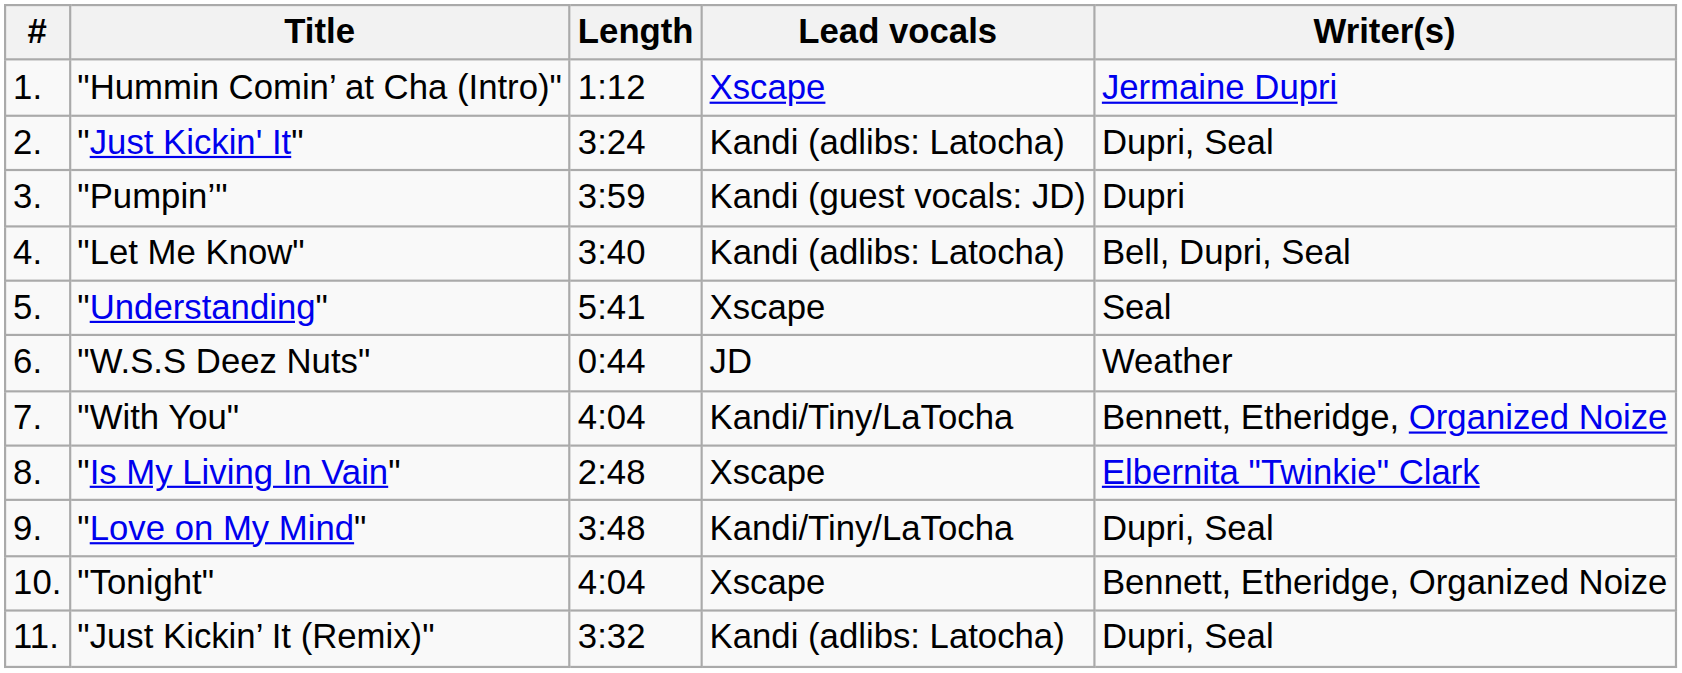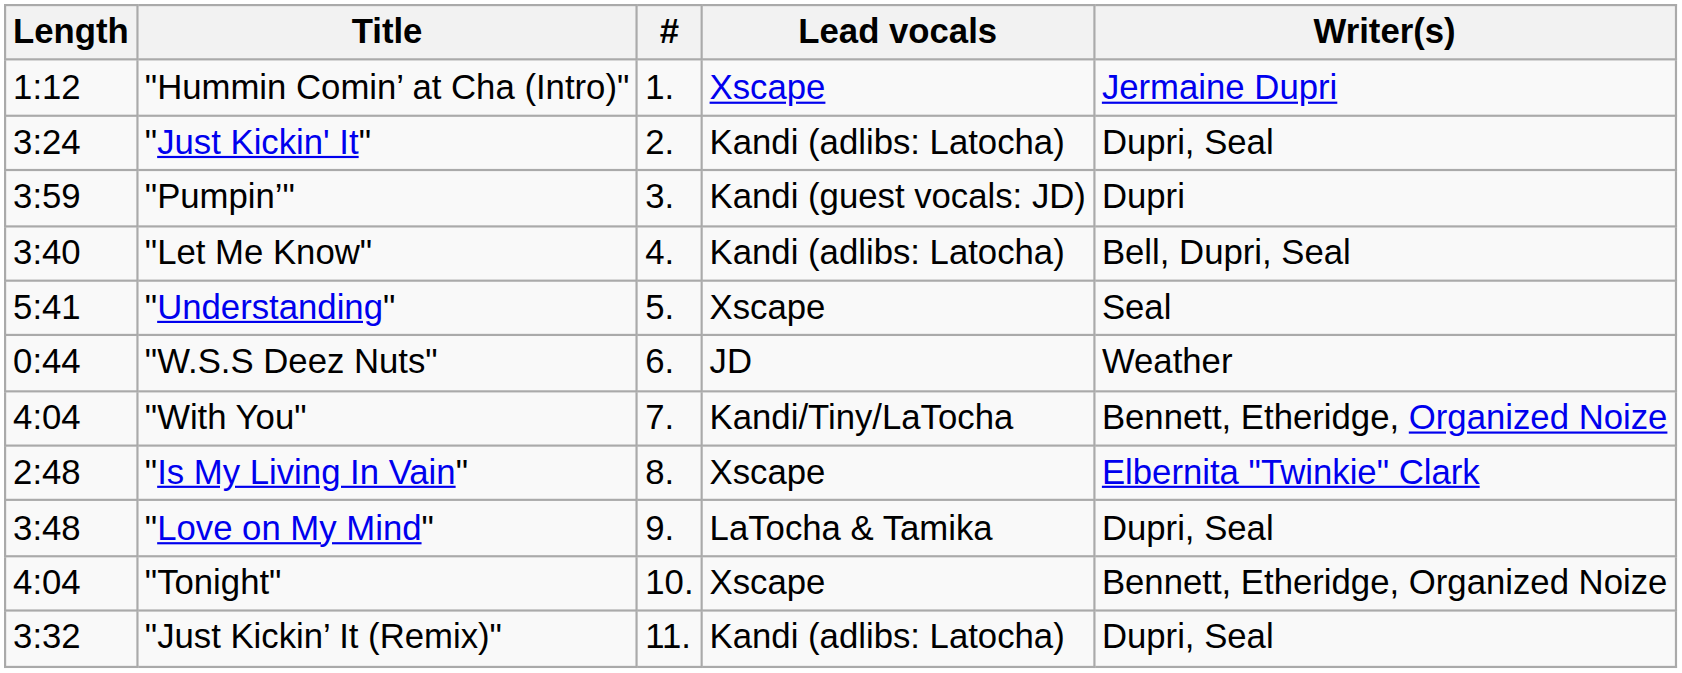columns swapped: (37, 32) <-> (636, 32)
(861, 527) Kandi/Tiny/LaTocha -> (851, 527) LaTocha & Tamika
